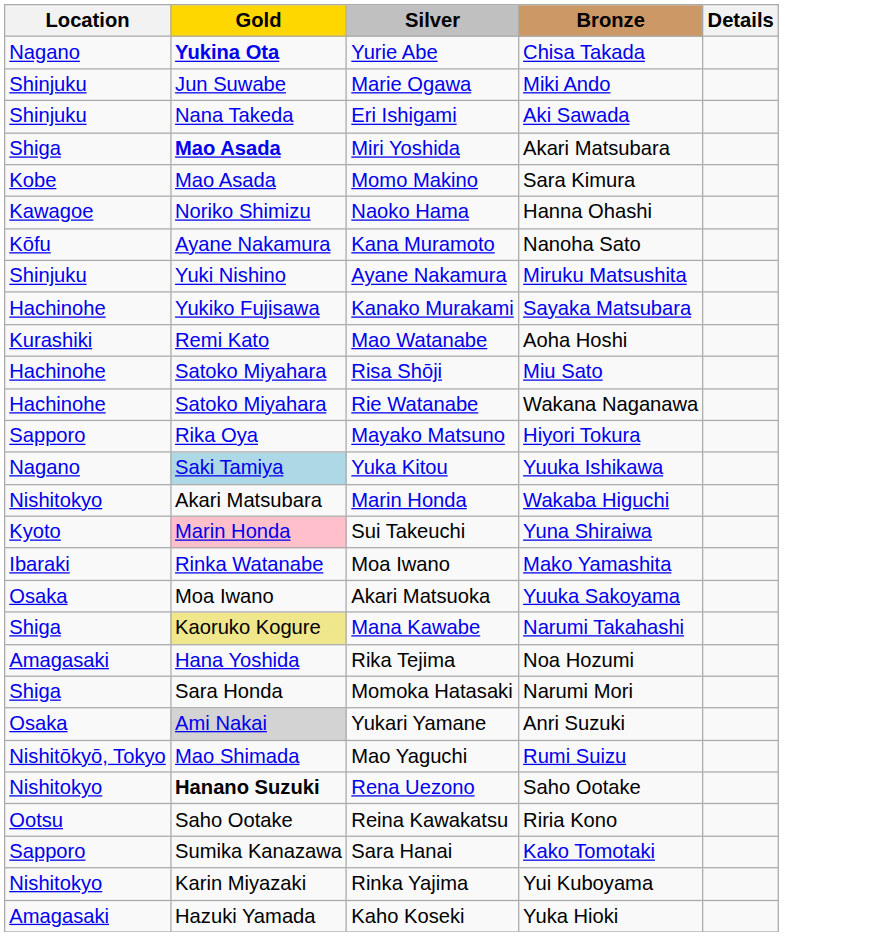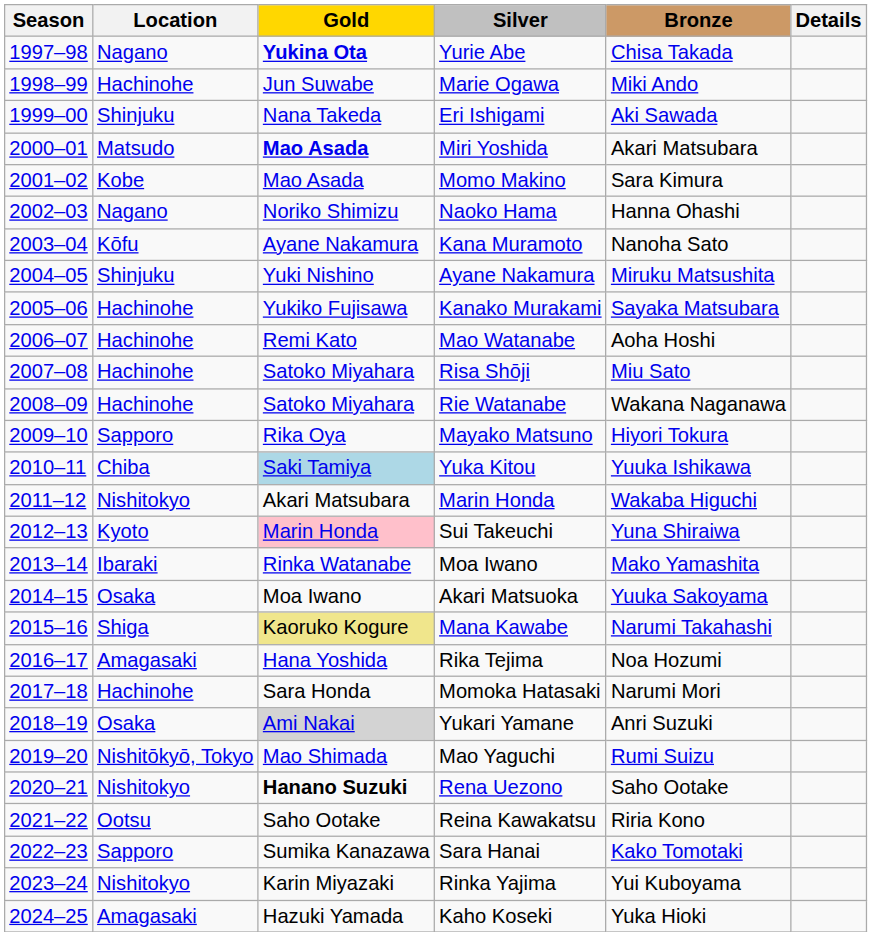+ column: (49, 20)
(48, 84) Shinjuku -> (145, 84) Hachinohe
(35, 148) Shiga -> (136, 148) Matsudo
(51, 212) Kawagoe -> (132, 212) Nagano
(51, 340) Kurashiki -> (145, 340) Hachinohe
(45, 468) Nagano -> (123, 468) Chiba
(35, 691) Shiga -> (145, 691) Hachinohe
